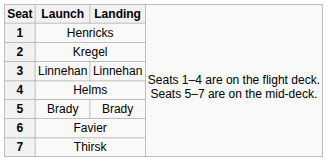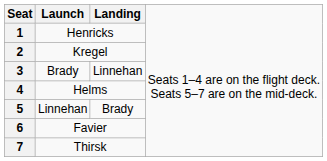(63, 71) Linnehan -> (63, 71) Brady
(63, 109) Brady -> (63, 109) Linnehan
